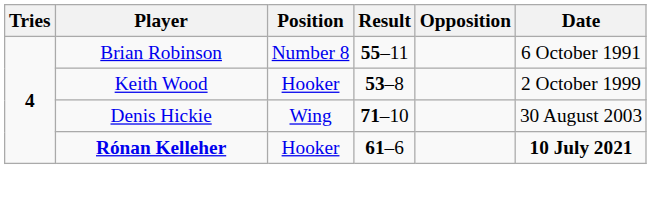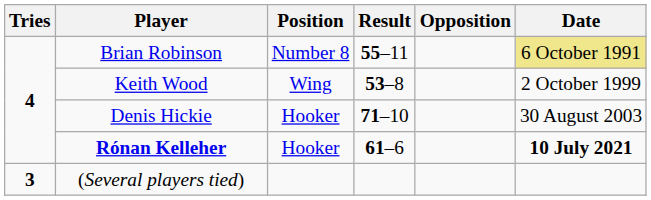(581, 52) no background -> (581, 52) khaki background
(311, 84) Hooker -> (311, 84) Wing
(311, 116) Wing -> (311, 116) Hooker
+ row: (161, 179)
